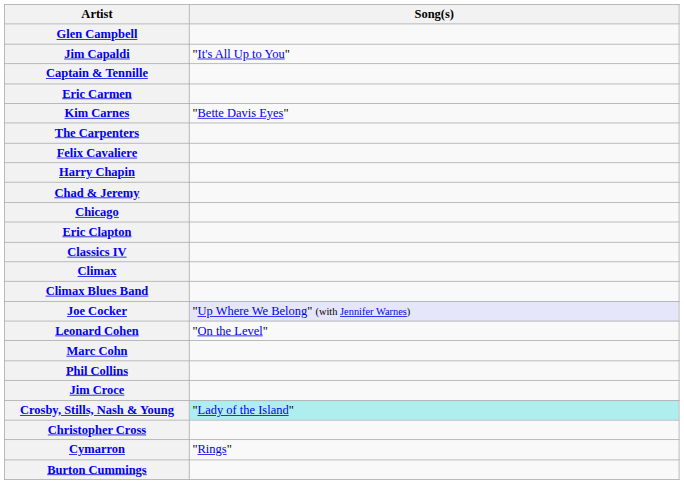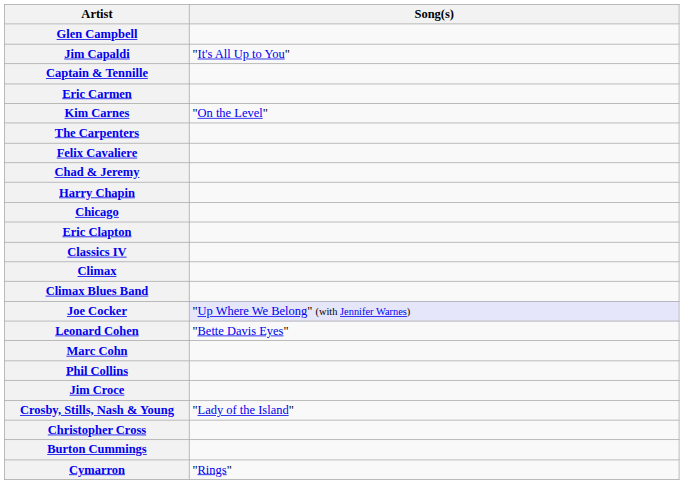(240, 113) "Bette Davis Eyes" -> (230, 113) "On the Level"
rows swapped: (97, 192) <-> (97, 172)
(230, 331) "On the Level" -> (240, 331) "Bette Davis Eyes"
(243, 410) paleturquoise background -> (243, 410) no background
rows swapped: (97, 469) <-> (97, 449)
